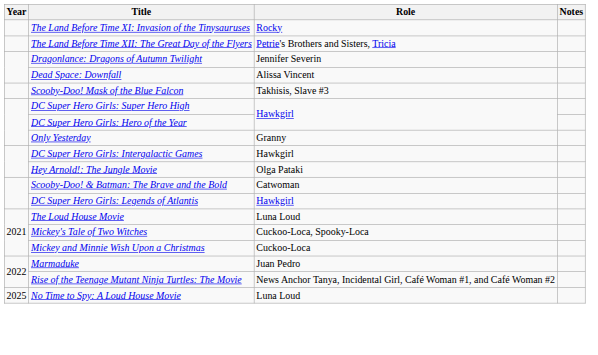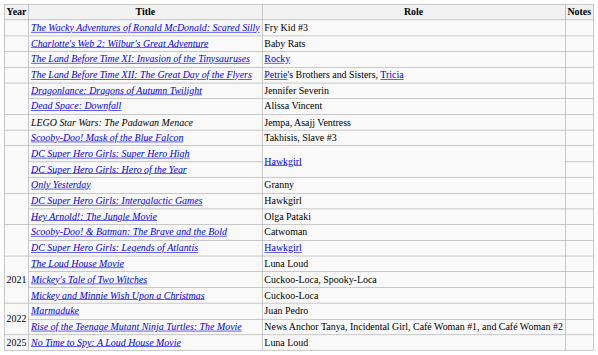+ row: (145, 28)
+ row: (120, 43)
+ row: (112, 122)
